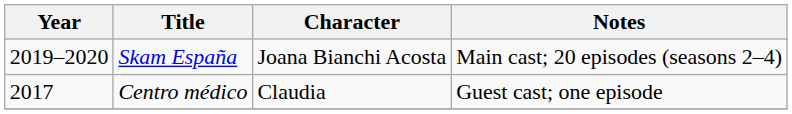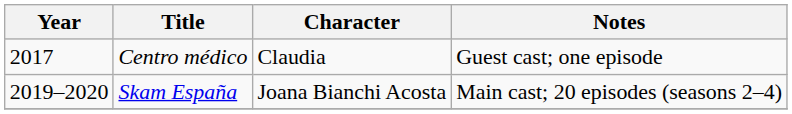rows swapped: (183, 91) <-> (178, 56)
